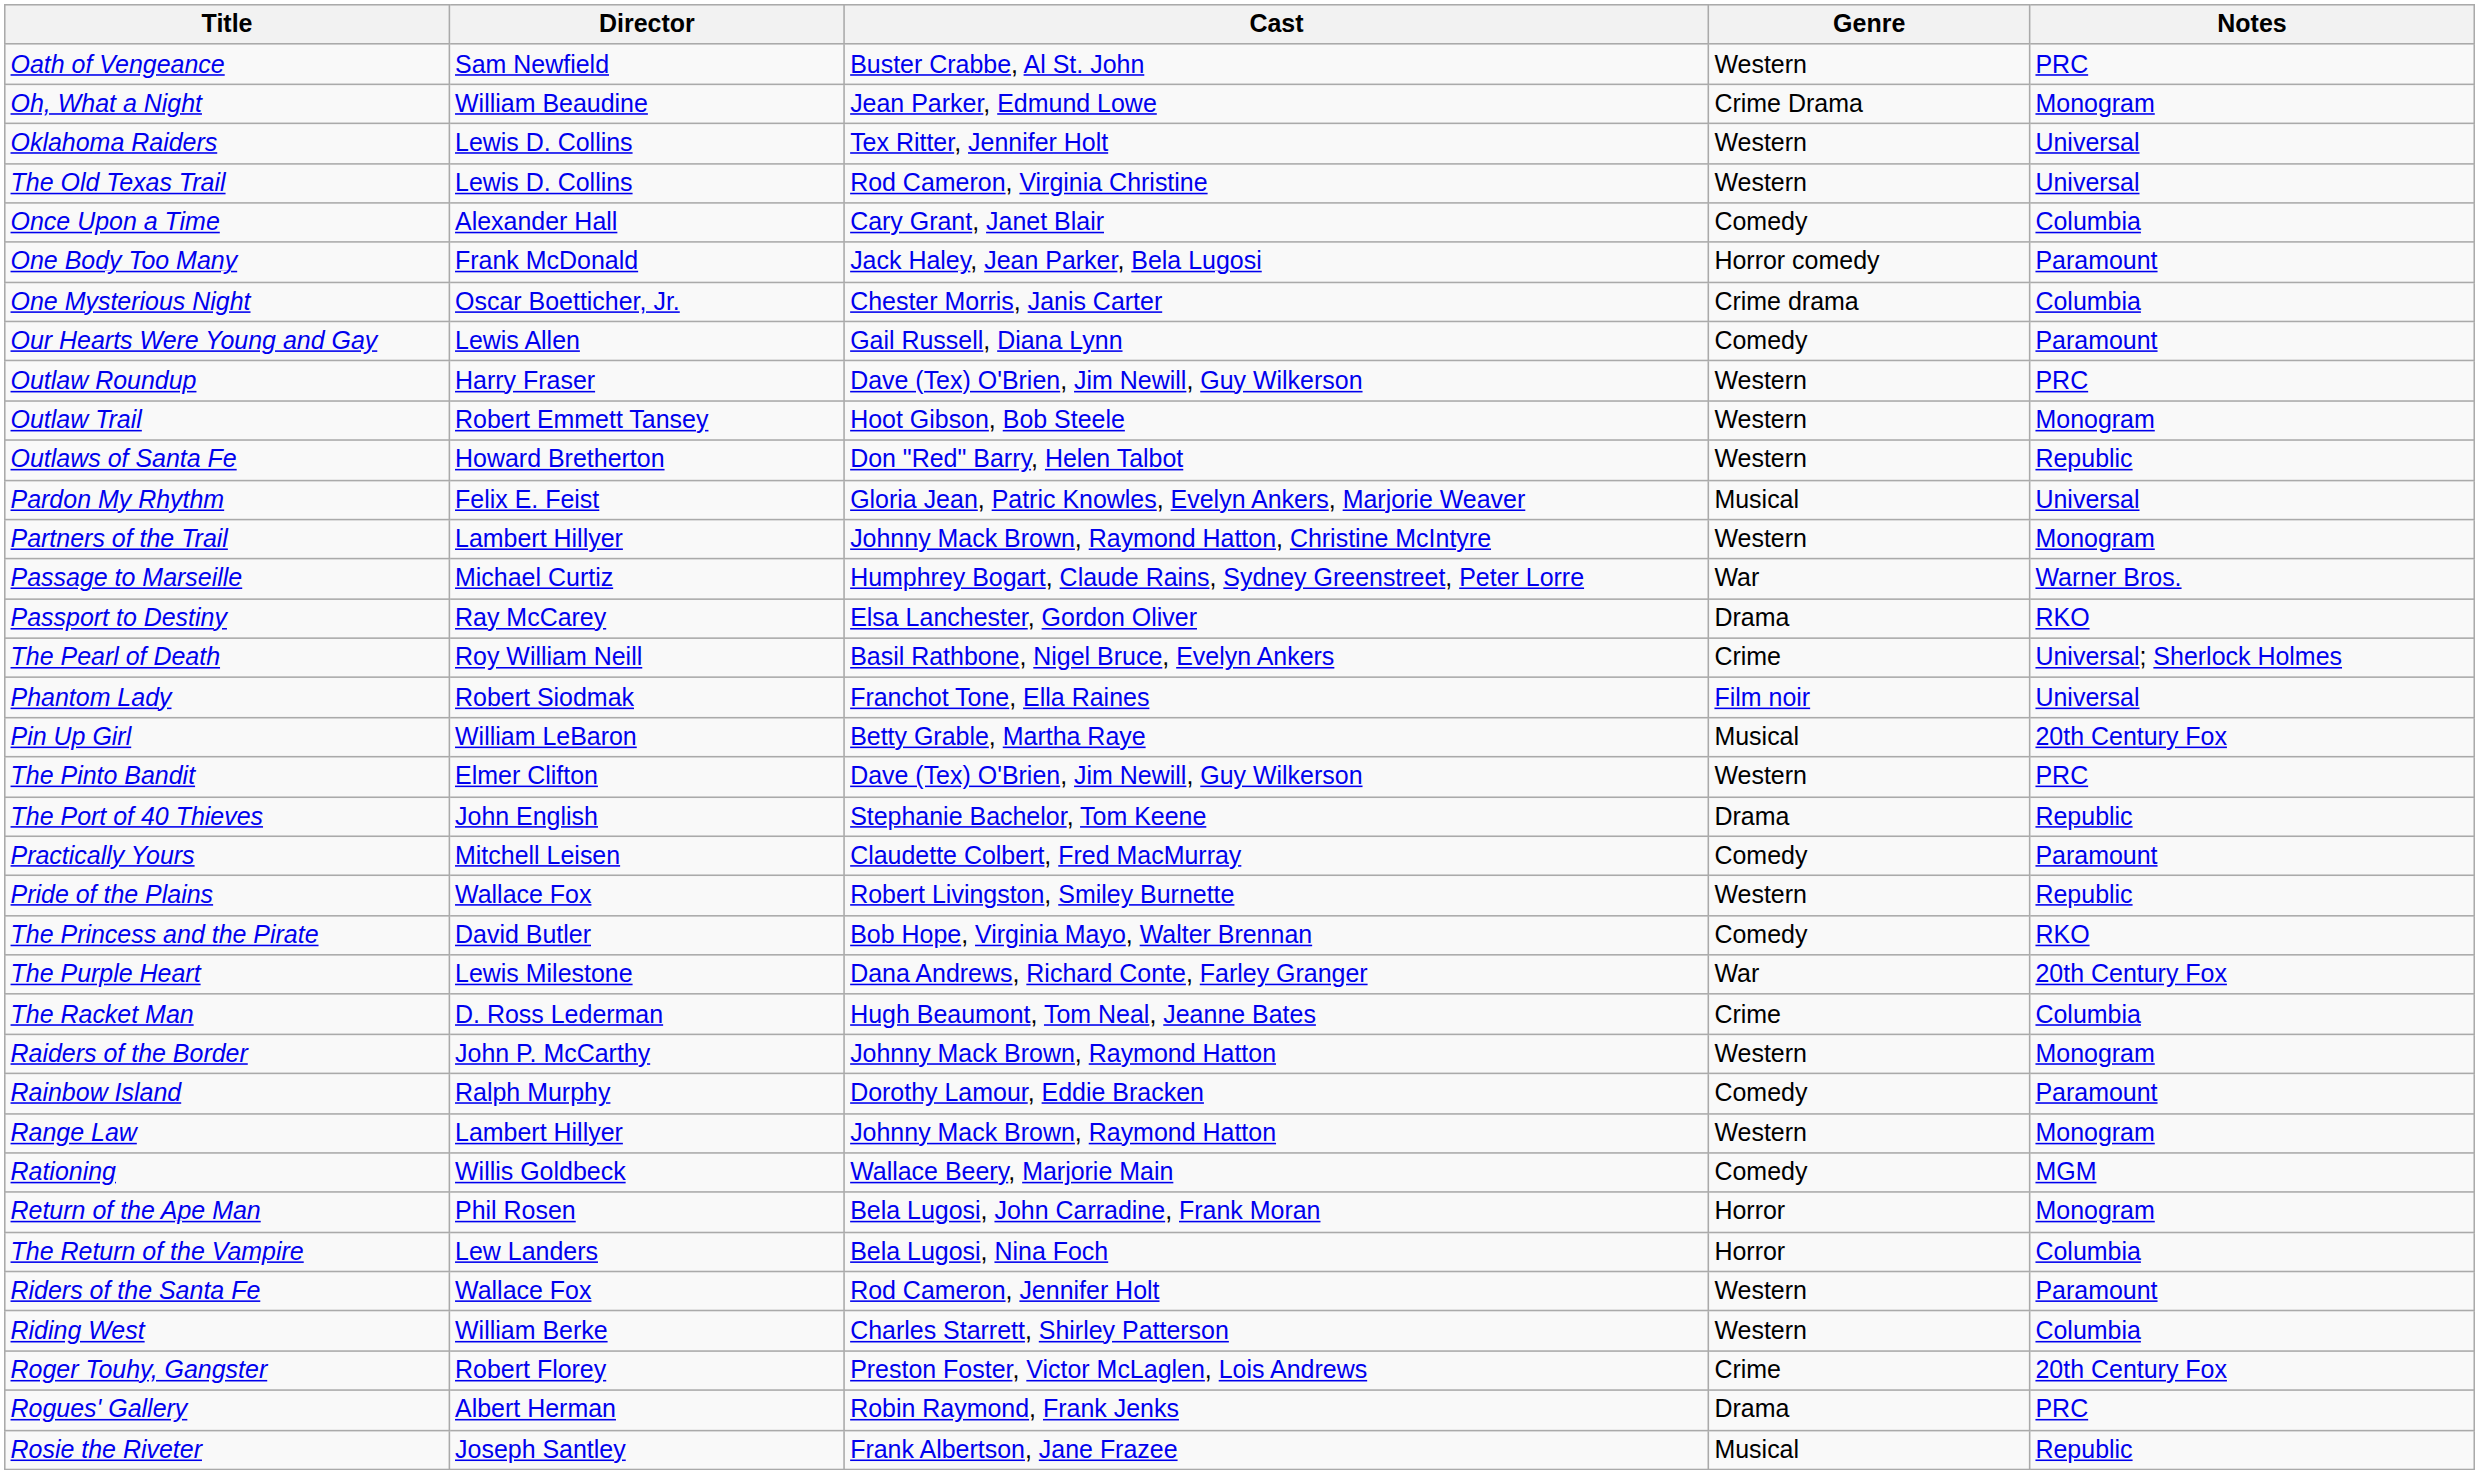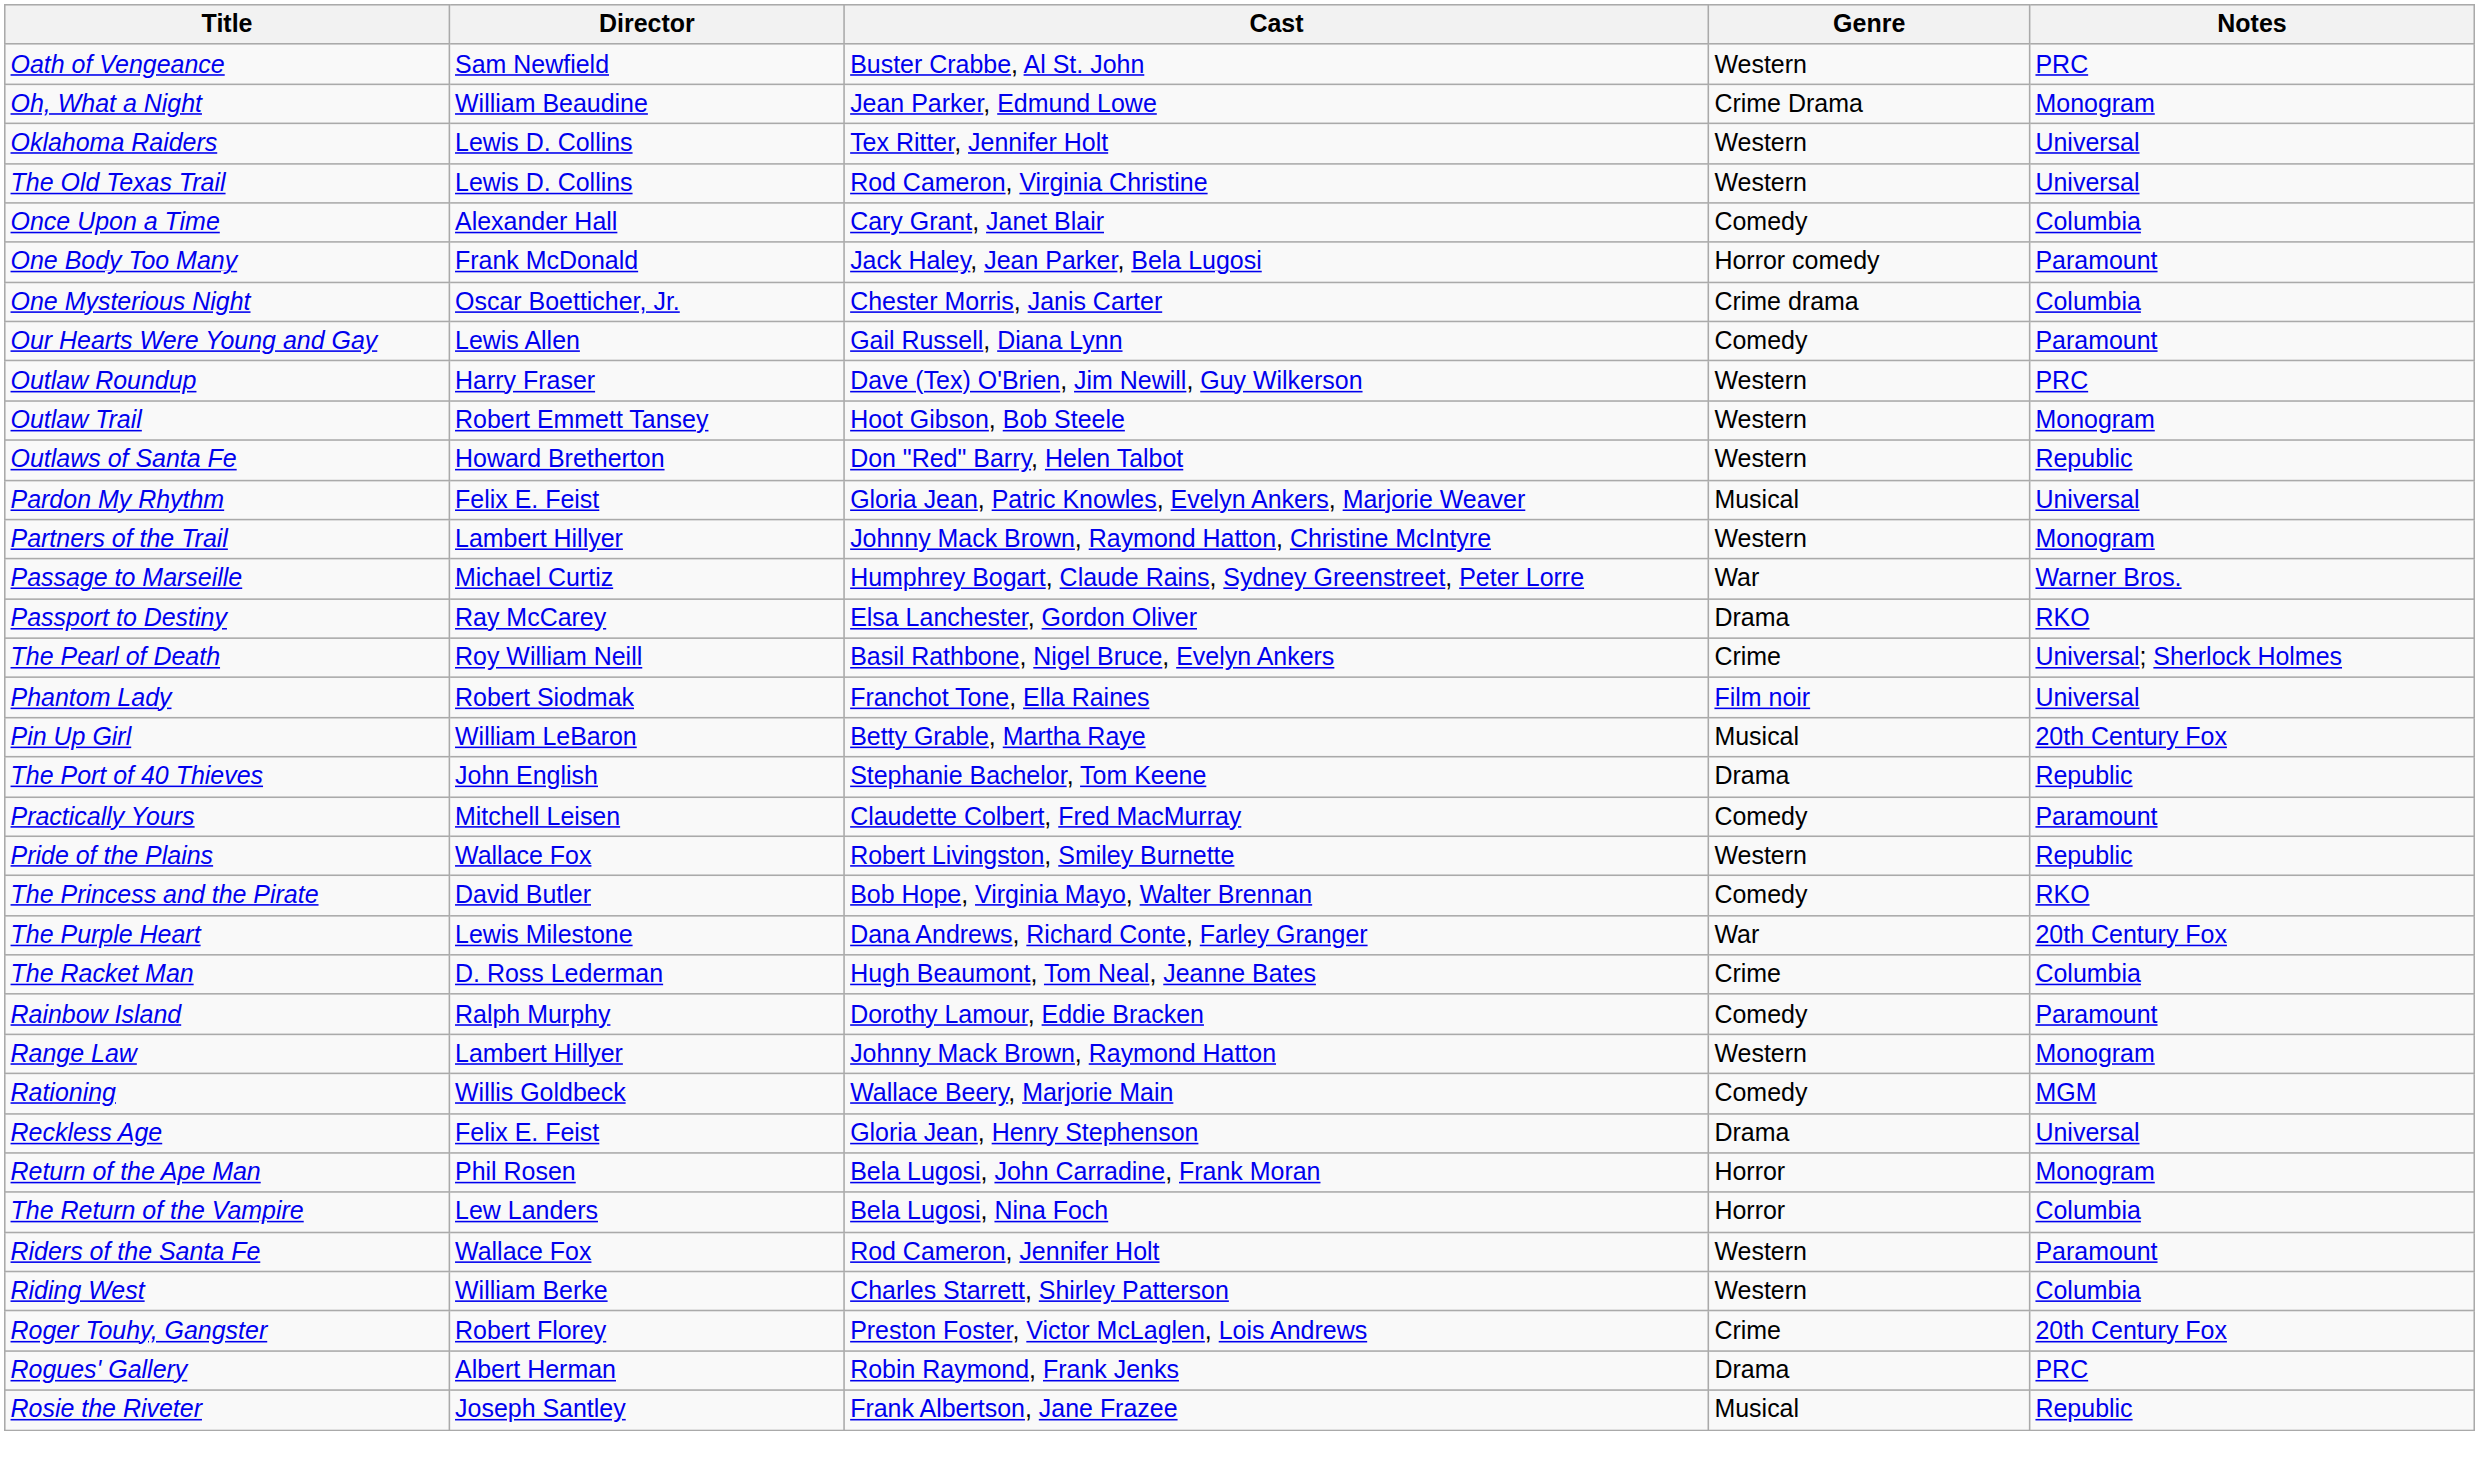- row: (103, 776)
- row: (129, 1053)
+ row: (86, 1132)
